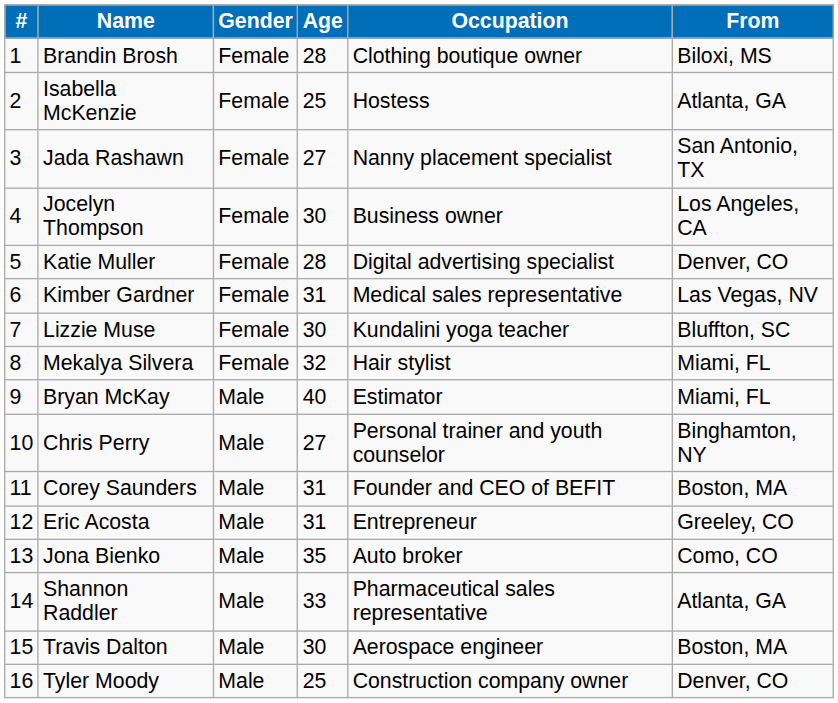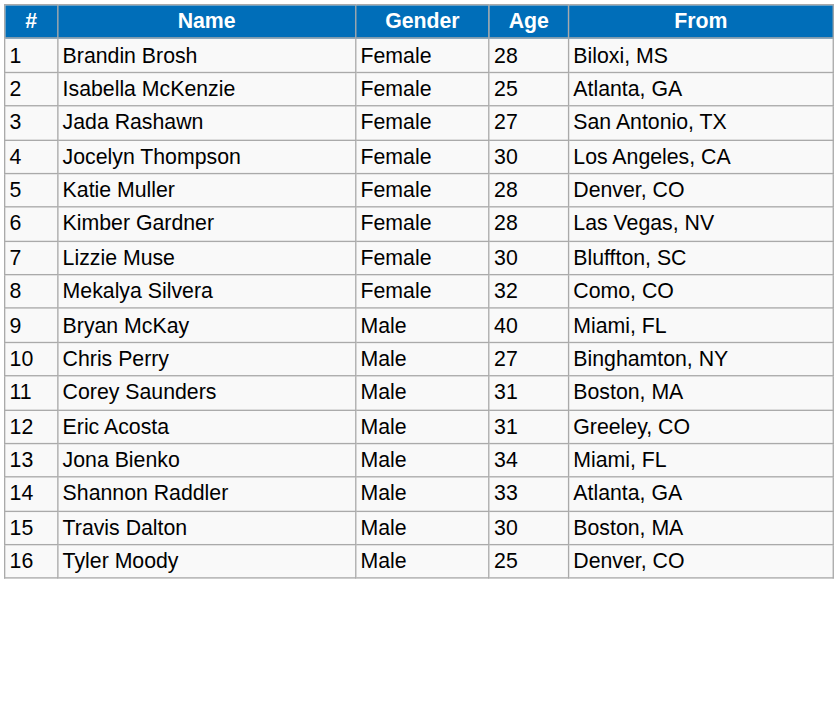- column: (510, 21)
(314, 295) 31 -> (506, 223) 28
(724, 363) Miami, FL -> (624, 291) Como, CO
(314, 555) 35 -> (506, 460) 34
(727, 555) Como, CO -> (620, 460) Miami, FL
